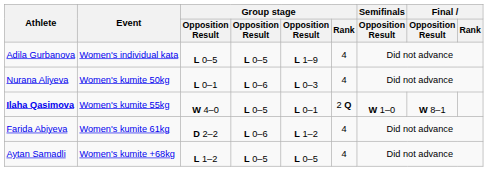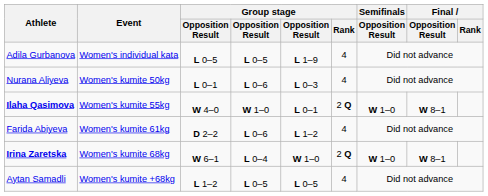(256, 110) L 0–5 -> (256, 110) W 1–0
+ row: (36, 154)
